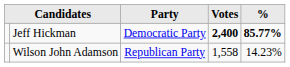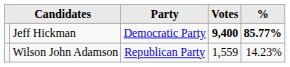(225, 33) 2,400 -> (225, 33) 9,400
(225, 52) 1,558 -> (225, 52) 1,559
